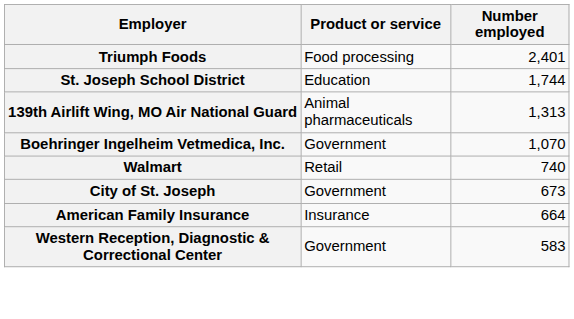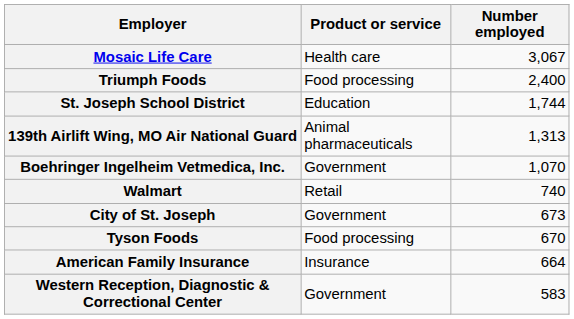+ row: (153, 56)
(547, 56) 2,401 -> (547, 80) 2,400
+ row: (153, 238)
